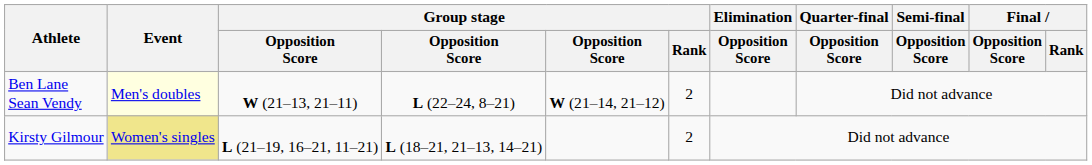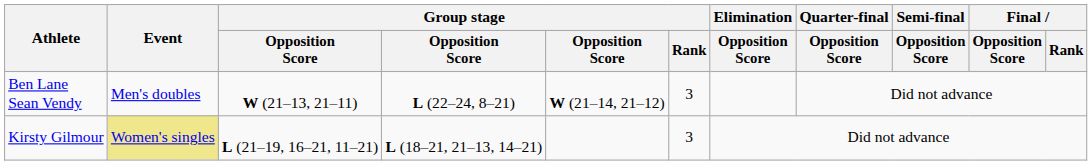(156, 94) lightyellow background -> (156, 94) no background
(689, 94) 2 -> (689, 94) 3
(689, 138) 2 -> (689, 138) 3
